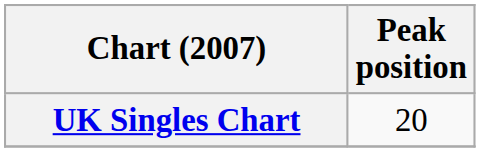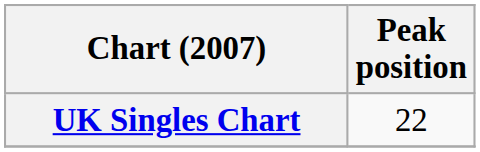(411, 119) 20 -> (411, 119) 22
